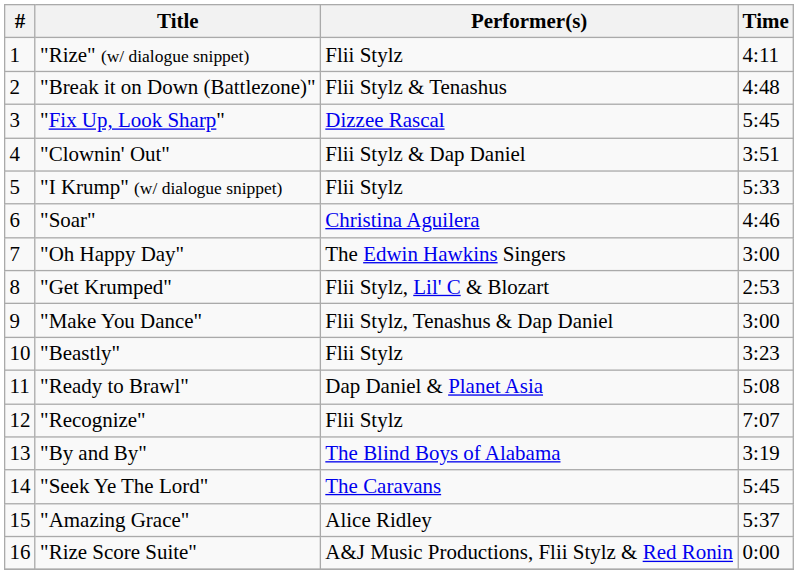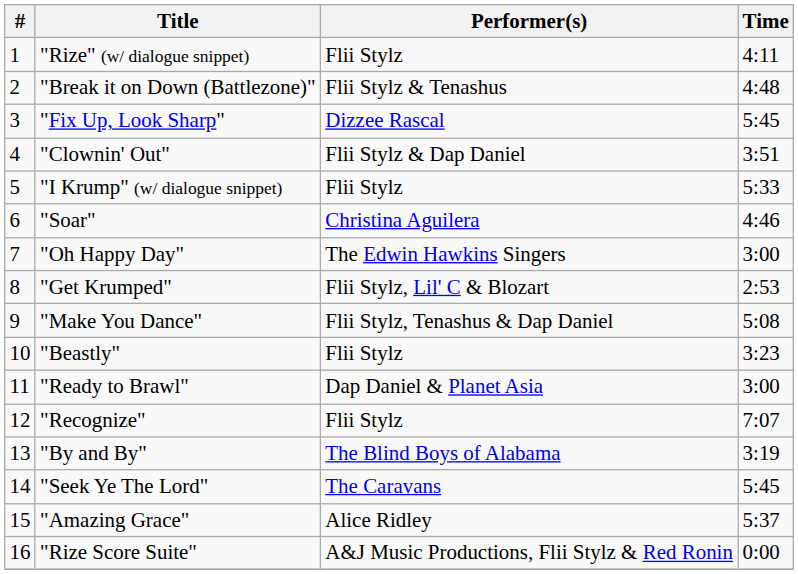(761, 320) 3:00 -> (761, 320) 5:08
(761, 386) 5:08 -> (761, 386) 3:00
